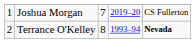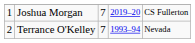(103, 30) 8 -> (103, 30) 7
(158, 30) bold -> (157, 30) normal
